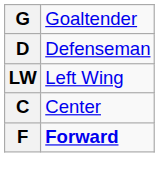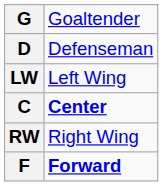(73, 107) normal -> (77, 107) bold
+ row: (24, 136)
